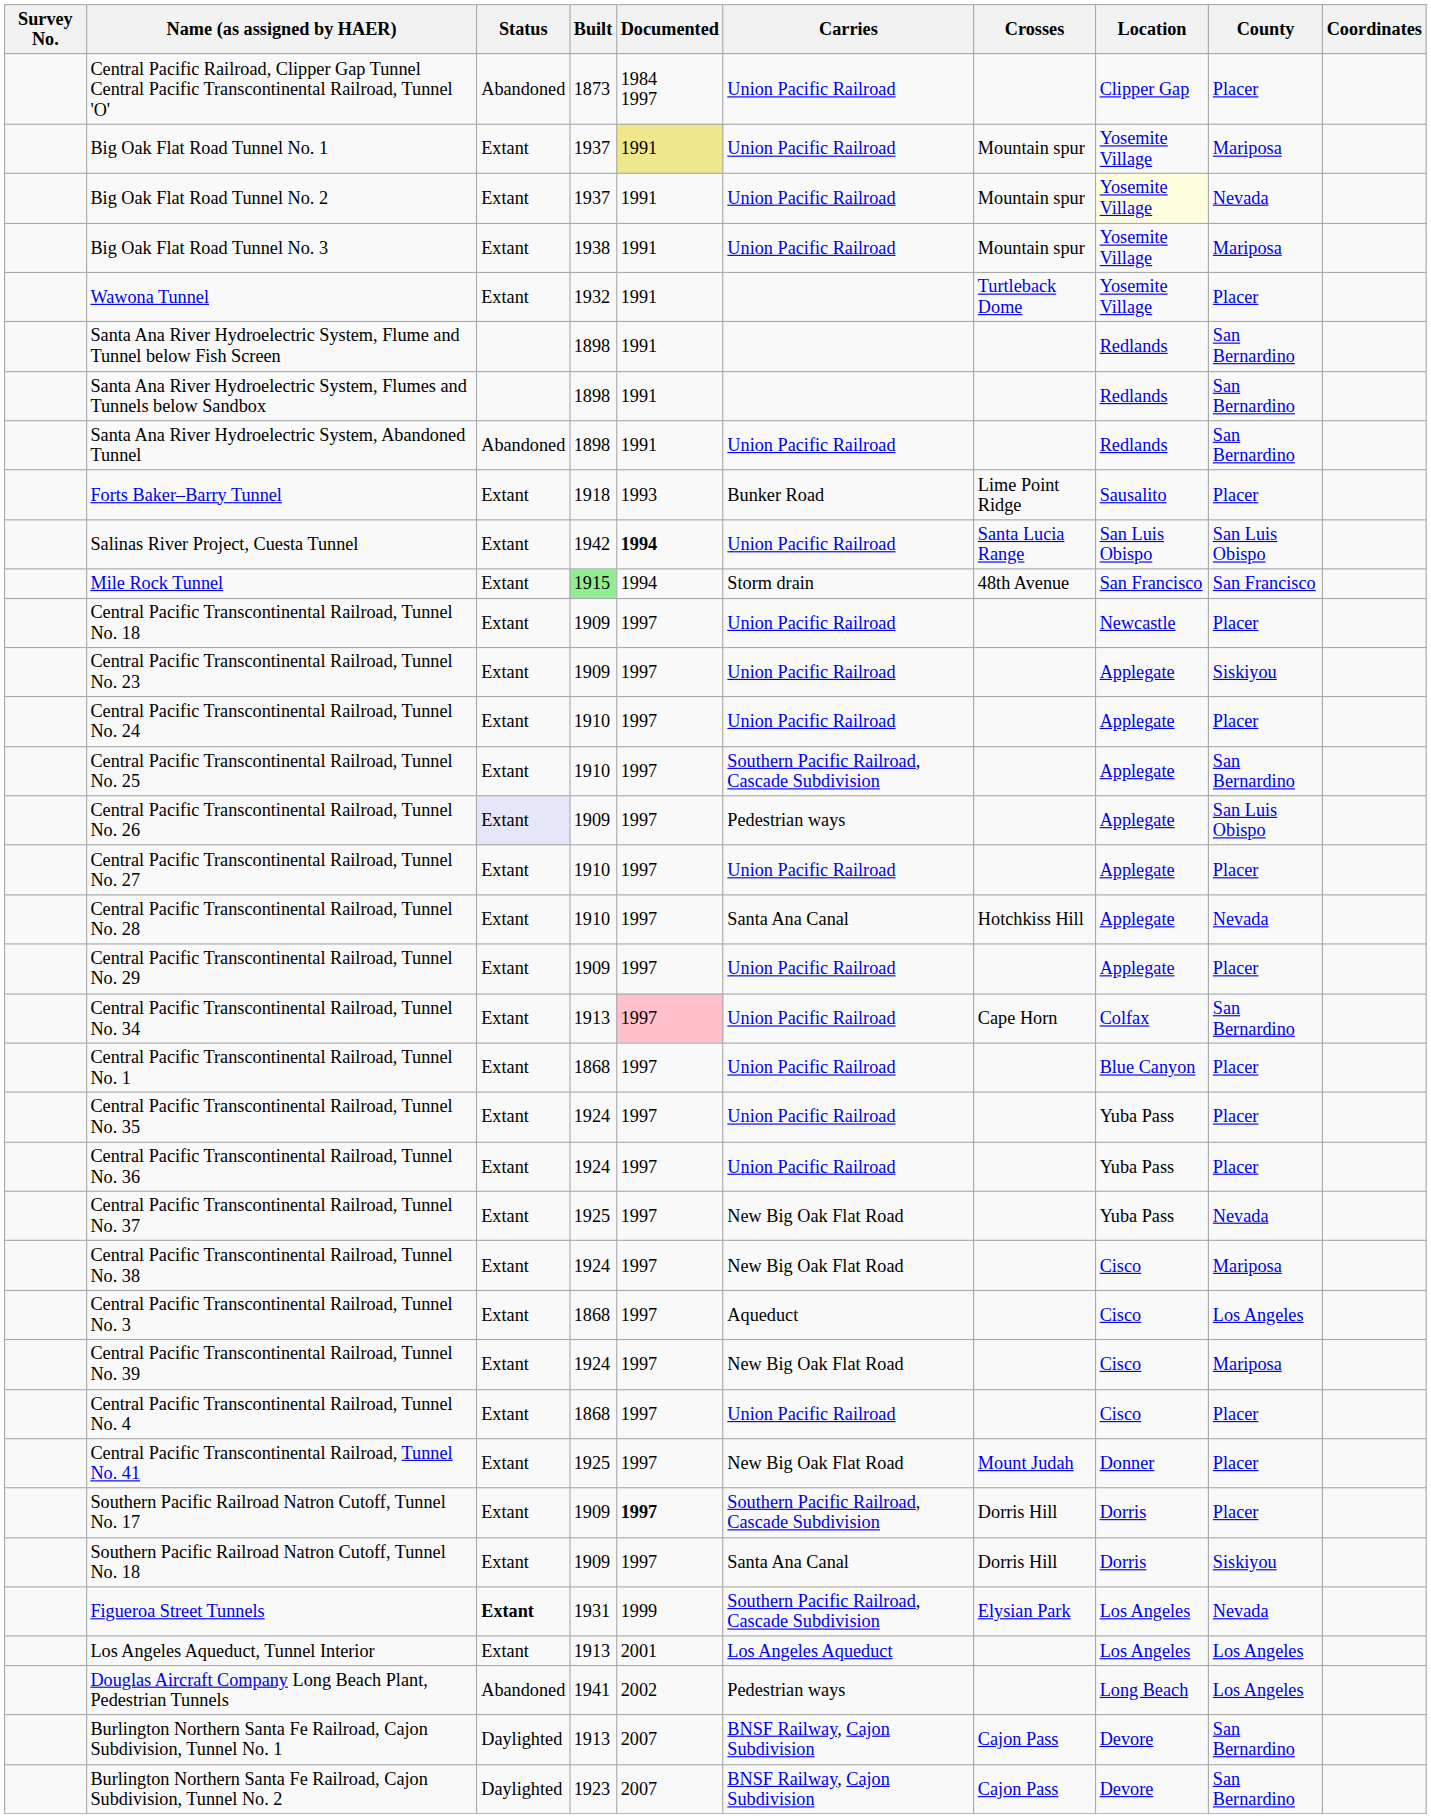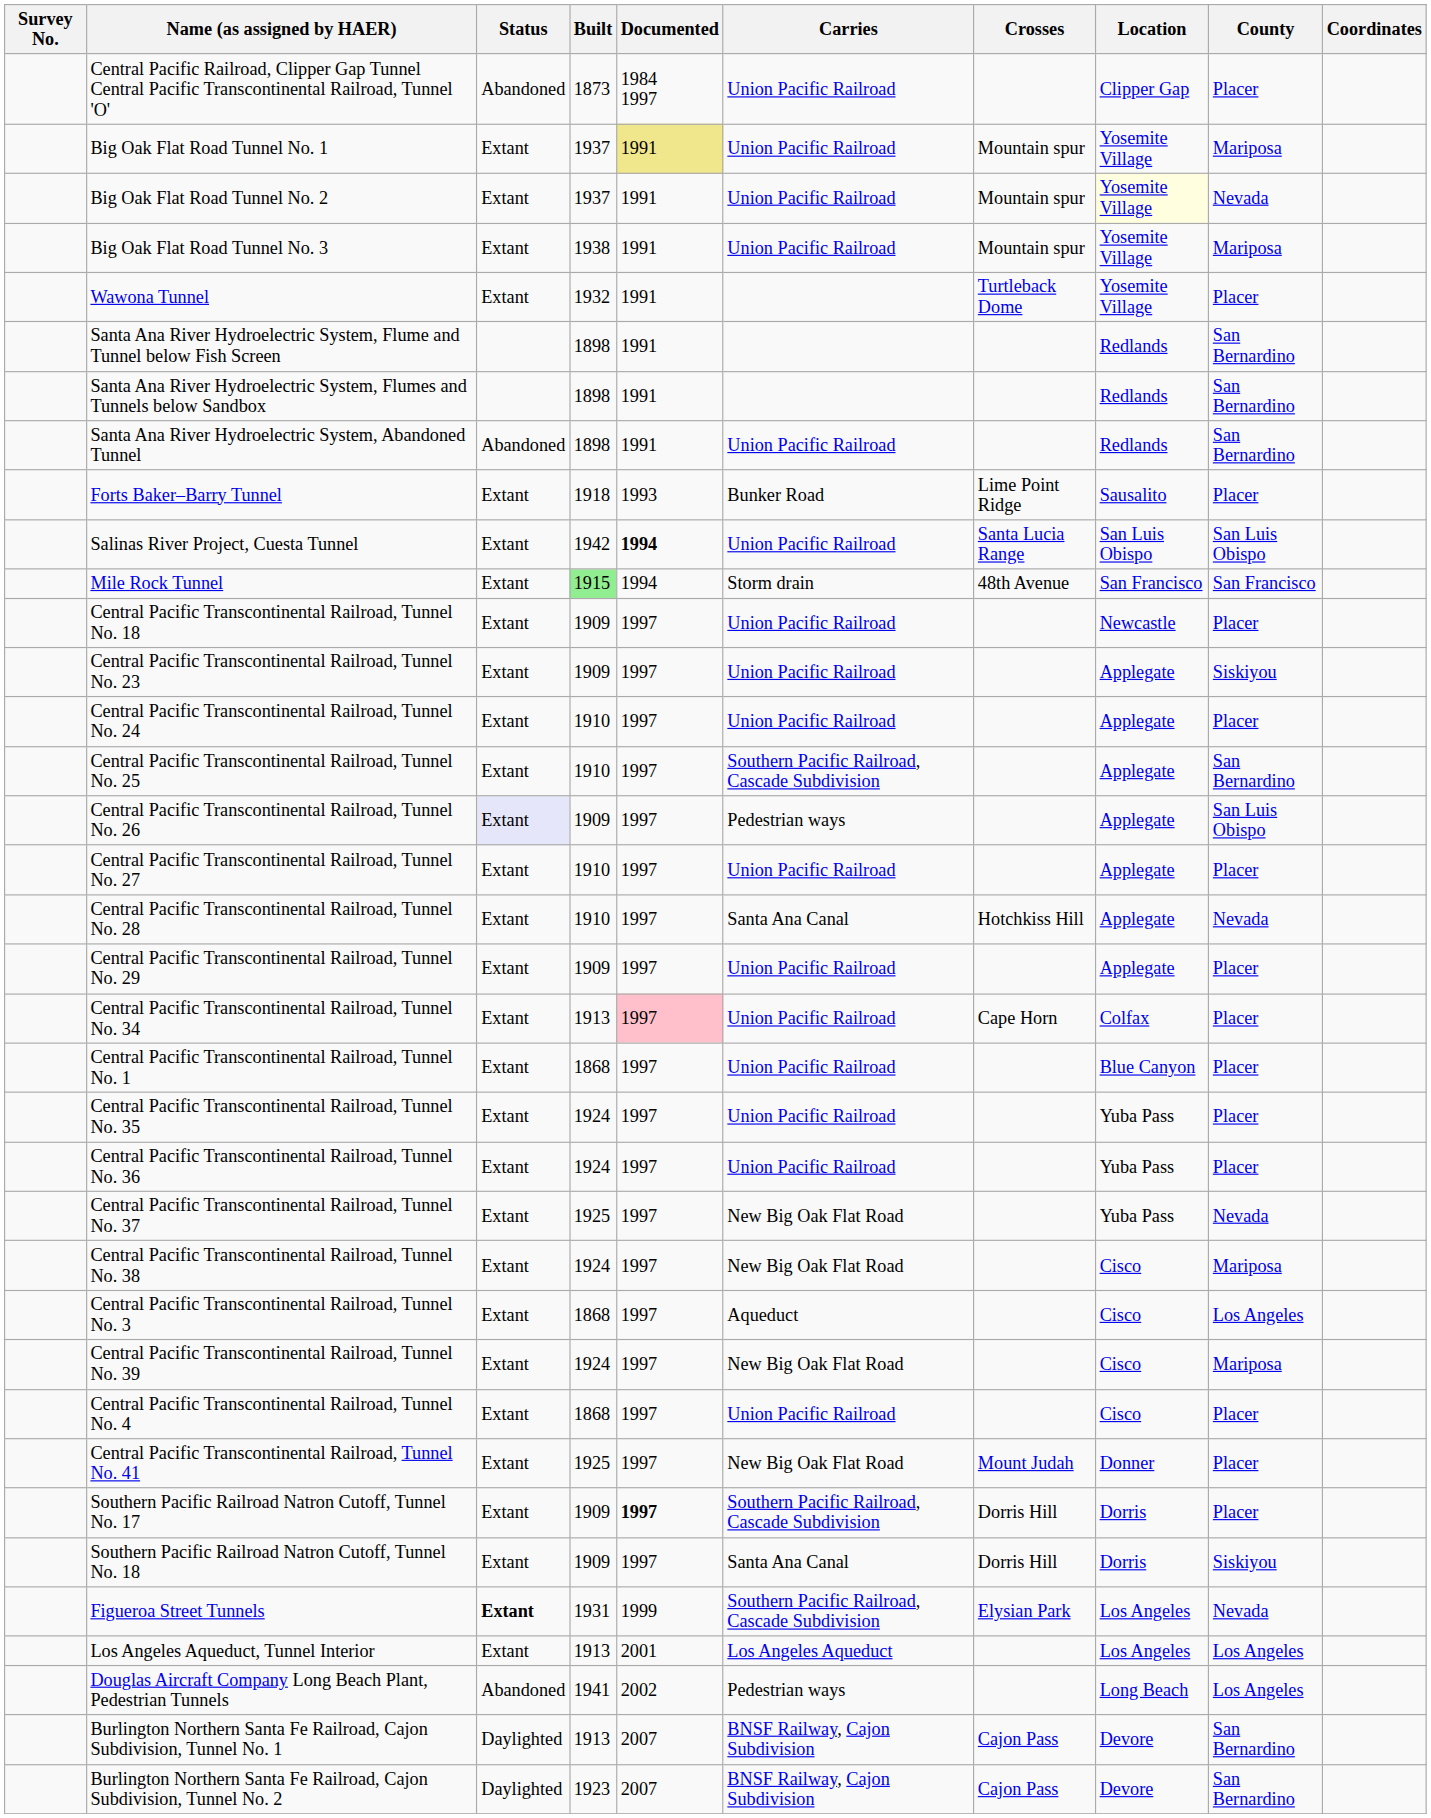(1254, 1018) San Bernardino -> (1236, 1018) Placer
